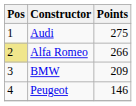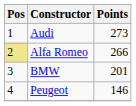(119, 33) 275 -> (119, 33) 273
(119, 71) 209 -> (119, 71) 201
